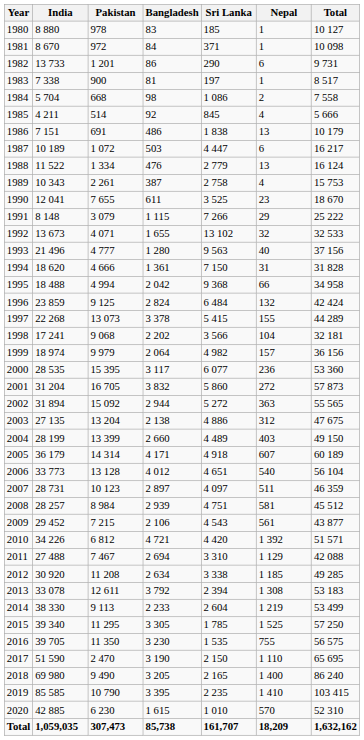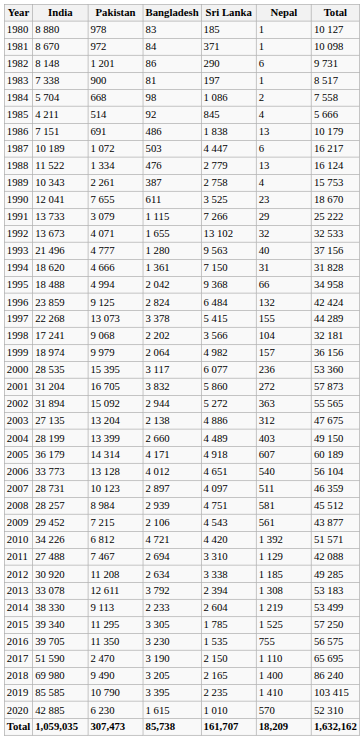(50, 64) 13 733 -> (47, 64) 8 148
(47, 217) 8 148 -> (50, 217) 13 733
